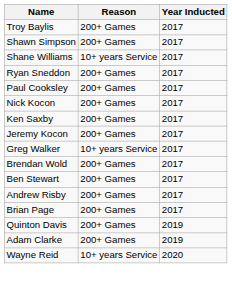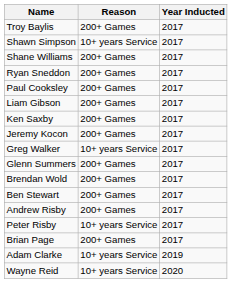(108, 42) 200+ Games -> (119, 42) 10+ years Service
(119, 57) 10+ years Service -> (108, 57) 200+ Games
- row: (31, 103)
+ row: (33, 103)
+ row: (41, 164)
+ row: (31, 225)
- row: (37, 225)
(108, 240) 200+ Games -> (119, 255) 10+ years Service
